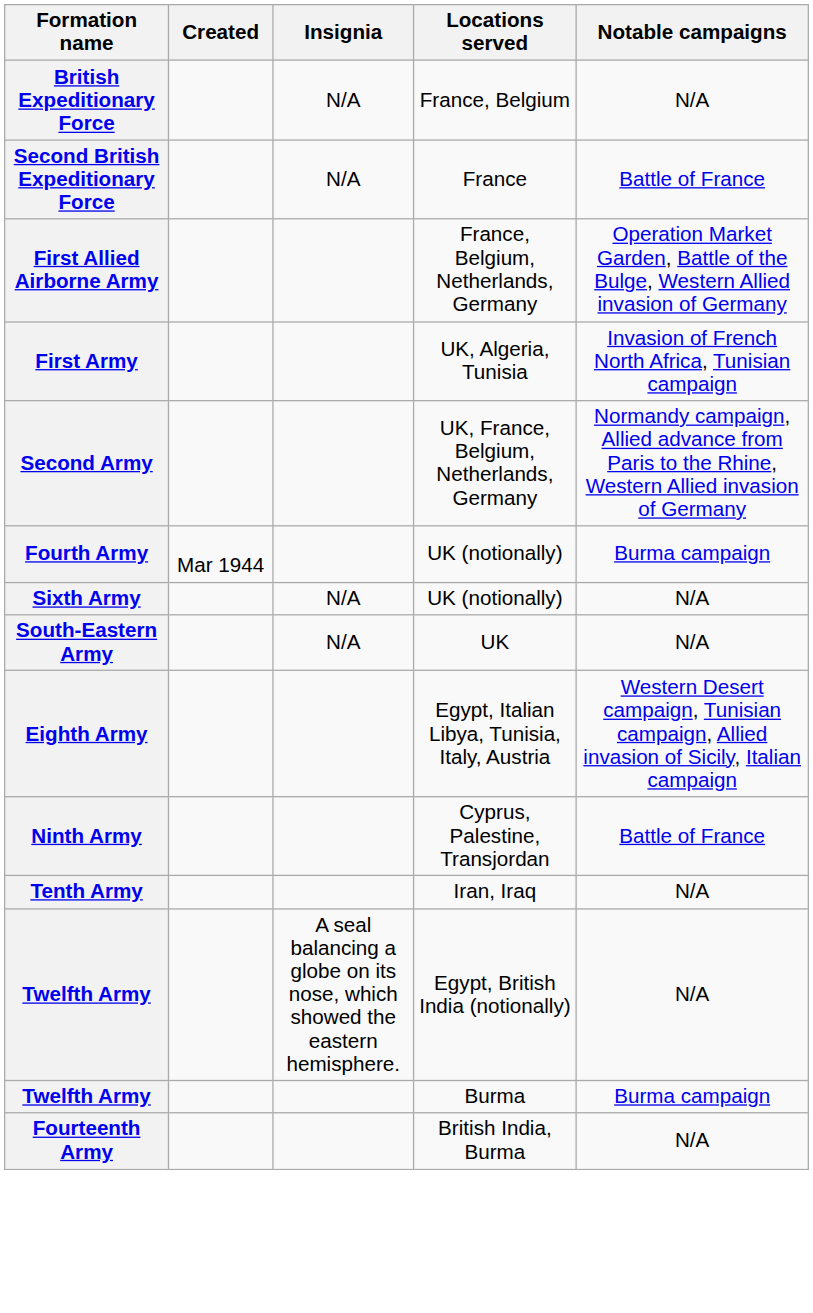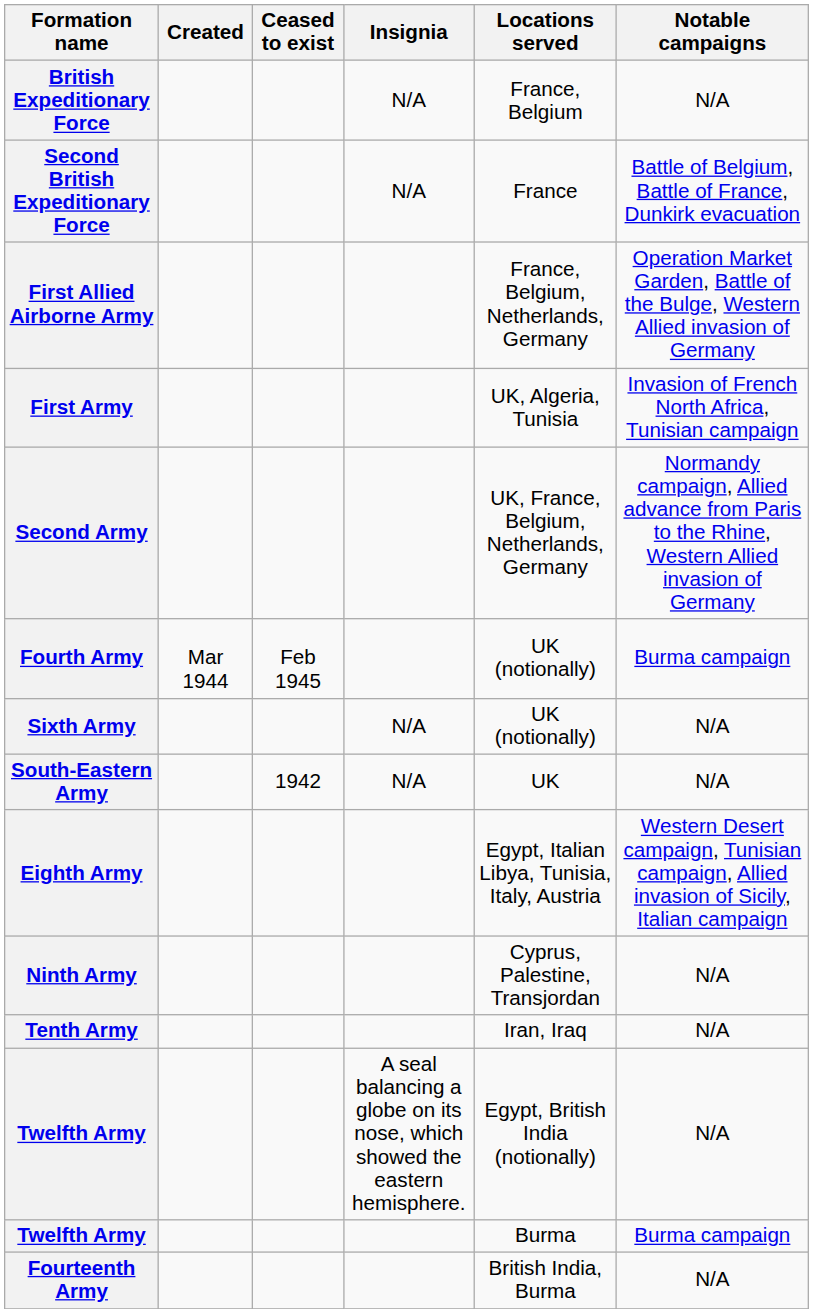+ column: (298, 32)
(692, 179) Battle of France -> (712, 190) Battle of Belgium, Battle of France, Dunkirk evacuation
(692, 835) Battle of France -> (712, 975) N/A
